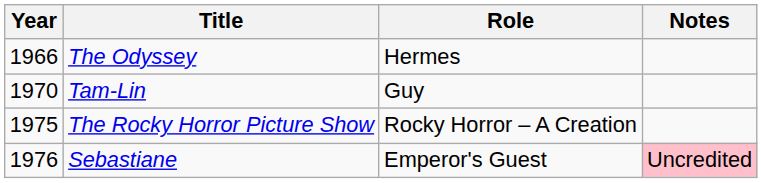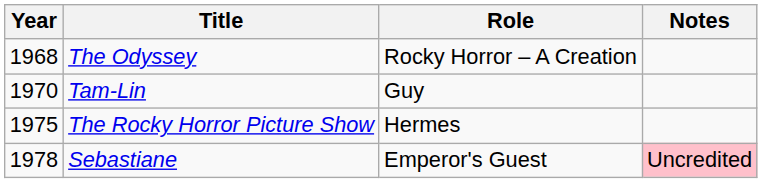(34, 56) 1966 -> (34, 56) 1968
(422, 56) Hermes -> (511, 56) Rocky Horror – A Creation
(511, 125) Rocky Horror – A Creation -> (422, 125) Hermes
(34, 159) 1976 -> (34, 159) 1978
